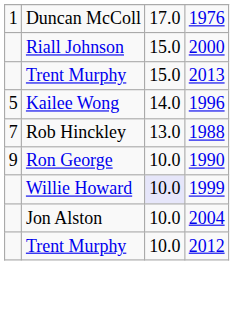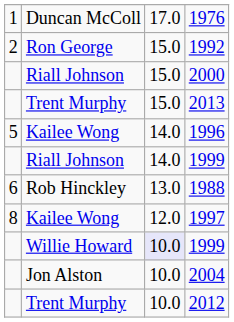+ row: (69, 47)
+ row: (75, 160)
(13, 132) 7 -> (13, 189) 6
+ row: (73, 217)
- row: (69, 160)
